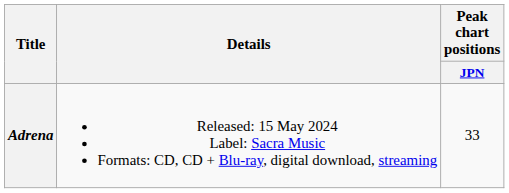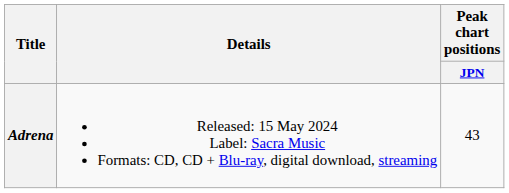(472, 135) 33 -> (472, 135) 43
